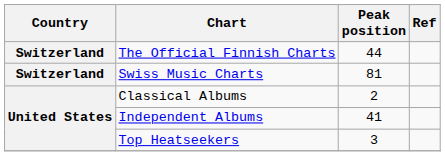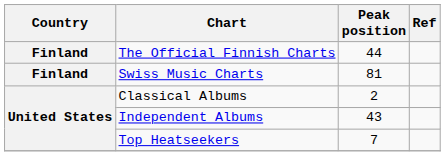(60, 53) Switzerland -> (60, 53) Finland
(60, 75) Switzerland -> (60, 75) Finland
(374, 118) 41 -> (374, 118) 43
(374, 140) 3 -> (374, 140) 7
